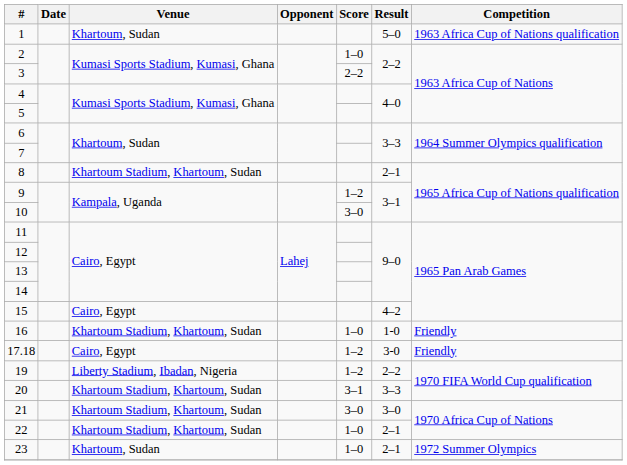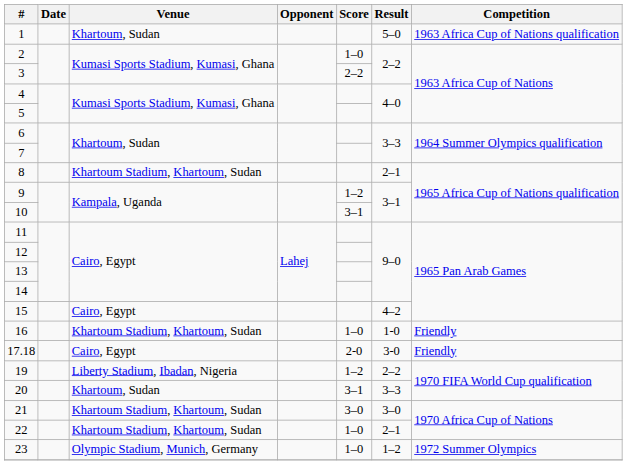(354, 212) 3–0 -> (354, 212) 3–1
(354, 350) 1–2 -> (354, 350) 2-0
(167, 390) Khartoum Stadium, Khartoum, Sudan -> (116, 390) Khartoum, Sudan
(116, 449) Khartoum, Sudan -> (165, 449) Olympic Stadium, Munich, Germany
(391, 449) 2–1 -> (391, 449) 1–2
